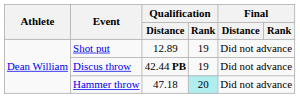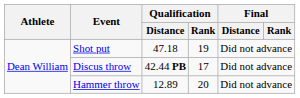(165, 49) 12.89 -> (165, 49) 47.18
(203, 67) 19 -> (203, 67) 17
(165, 85) 47.18 -> (165, 85) 12.89
(203, 85) paleturquoise background -> (203, 85) no background
